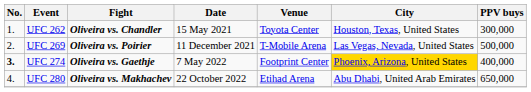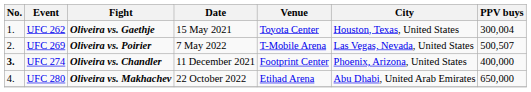(116, 29) Oliveira vs. Chandler -> (112, 29) Oliveira vs. Gaethje
(497, 29) 300,000 -> (497, 29) 300,004
(216, 45) 11 December 2021 -> (201, 45) 7 May 2022
(497, 45) 500,000 -> (497, 45) 500,507
(112, 62) Oliveira vs. Gaethje -> (116, 62) Oliveira vs. Chandler
(201, 62) 7 May 2022 -> (216, 62) 11 December 2021
(400, 62) gold background -> (400, 62) no background
